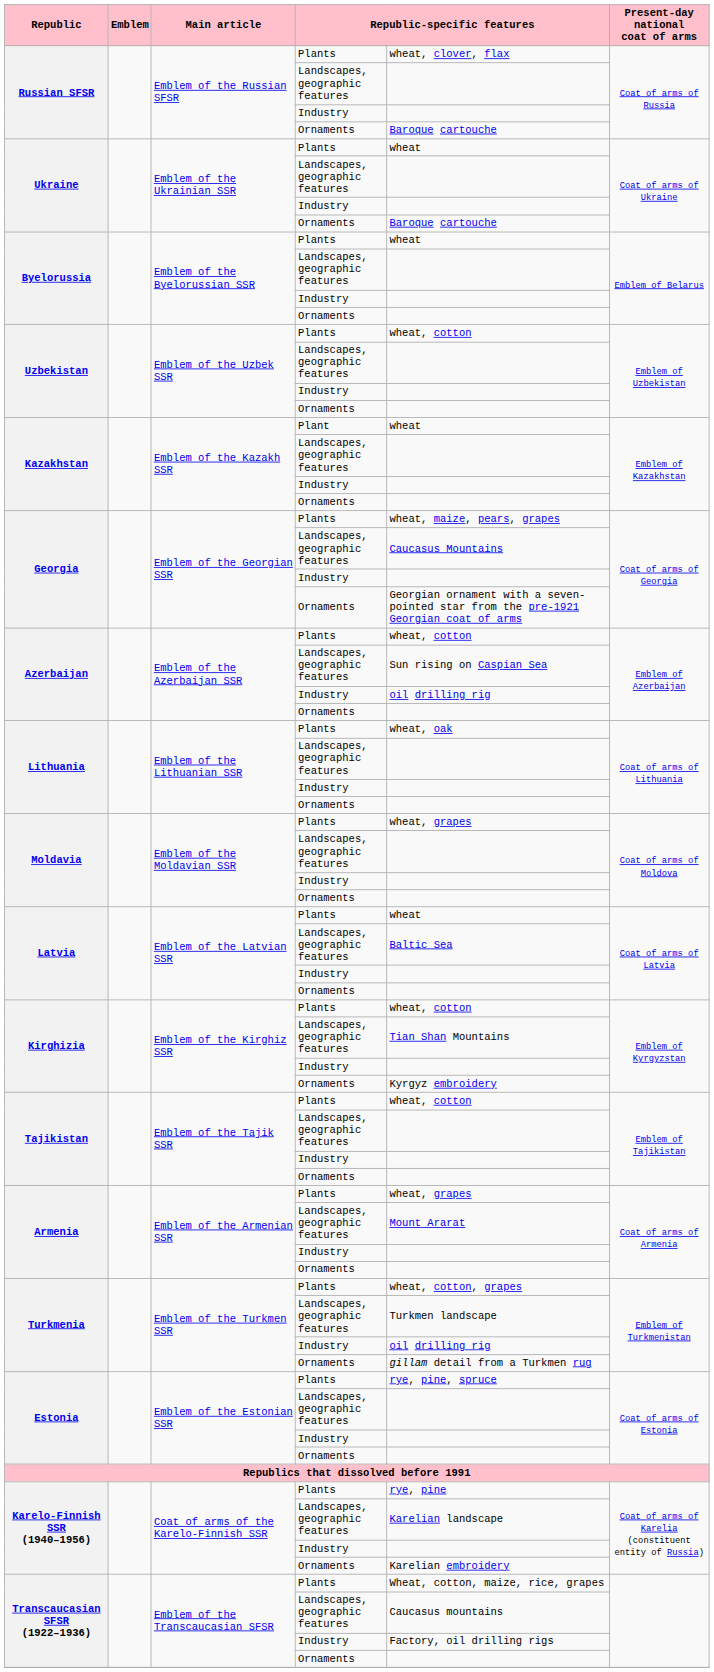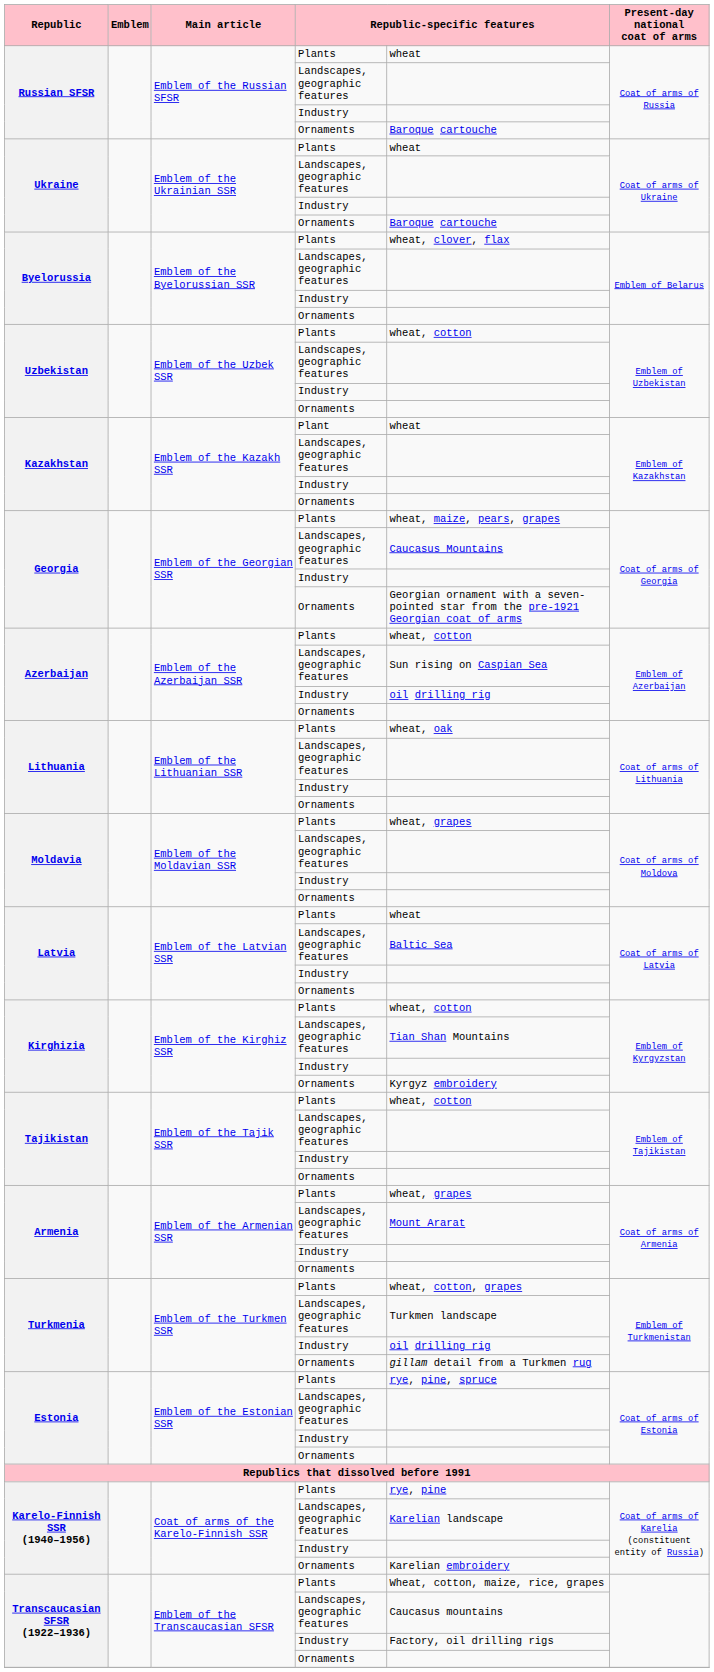(449, 54) wheat, clover, flax -> (405, 54) wheat
(405, 240) wheat -> (449, 240) wheat, clover, flax
